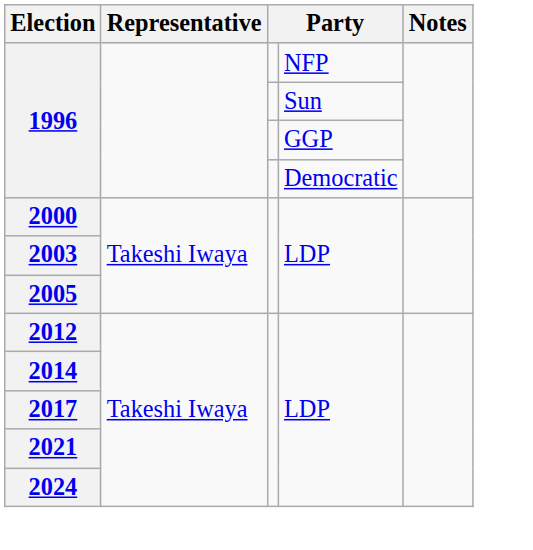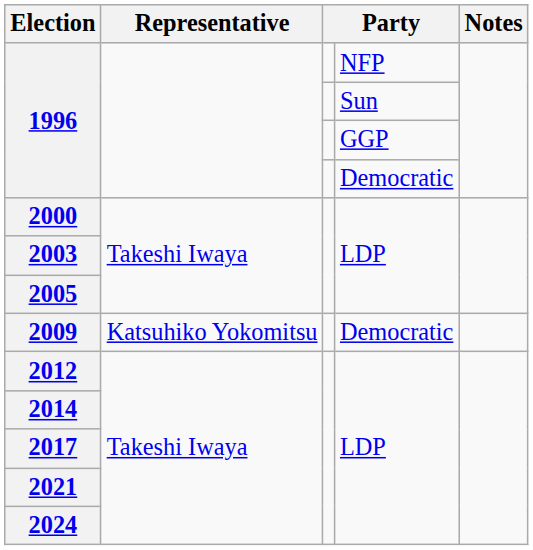+ row: (53, 332)
